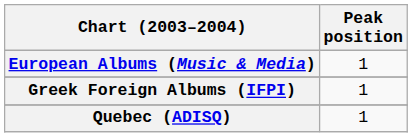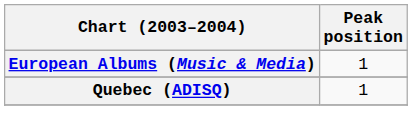- row: (162, 91)
